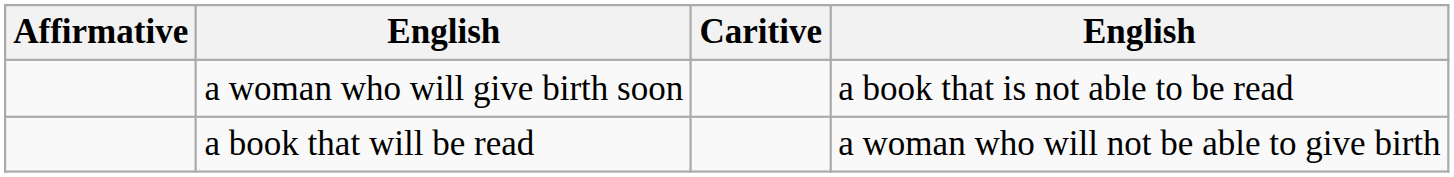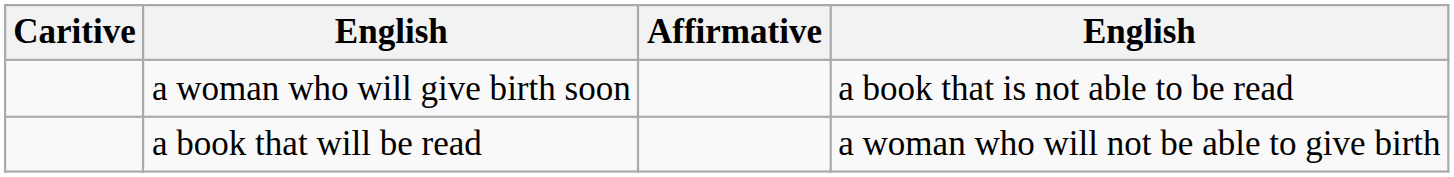columns swapped: (101, 32) <-> (761, 32)
